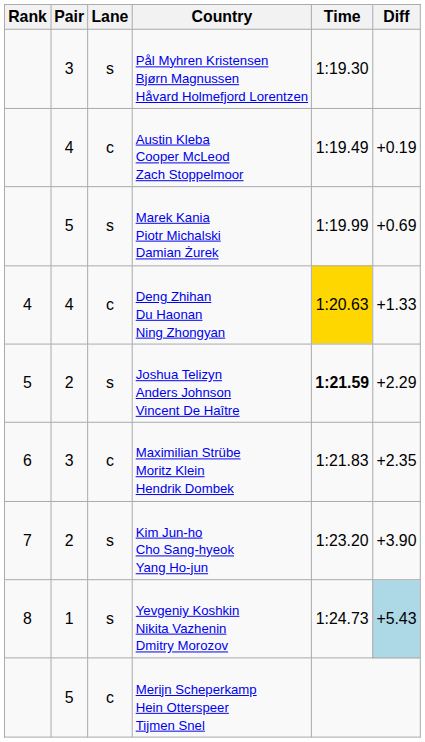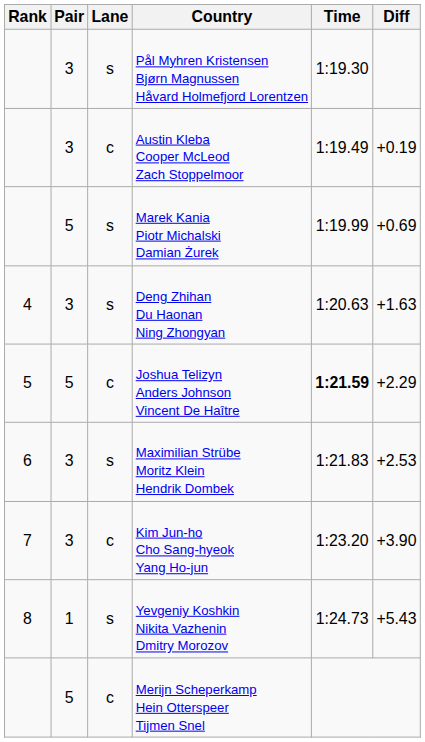(69, 147) 4 -> (69, 147) 3
(69, 304) 4 -> (69, 304) 3
(110, 304) c -> (110, 304) s
(342, 304) gold background -> (342, 304) no background
(396, 304) +1.33 -> (396, 304) +1.63
(69, 383) 2 -> (69, 383) 5
(110, 383) s -> (110, 383) c
(110, 461) c -> (110, 461) s
(396, 461) +2.35 -> (396, 461) +2.53
(69, 540) 2 -> (69, 540) 3
(110, 540) s -> (110, 540) c
(396, 618) lightblue background -> (396, 618) no background
